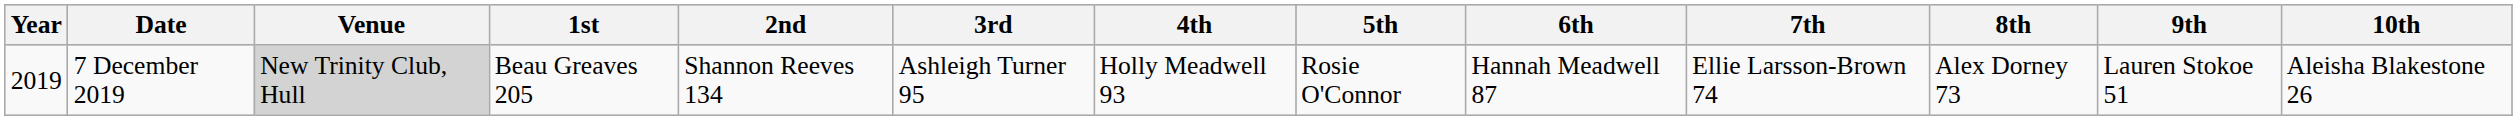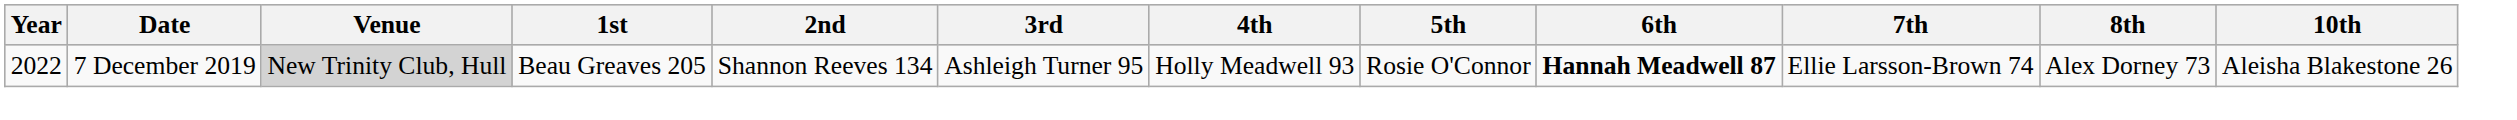- column: (2189, 24)
(36, 79) 2019 -> (36, 65) 2022
(1566, 79) normal -> (1659, 65) bold
